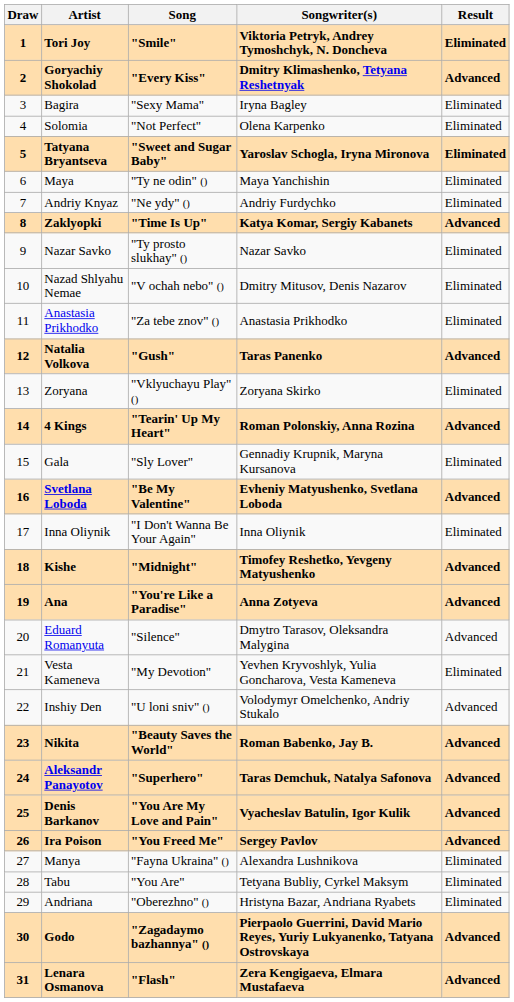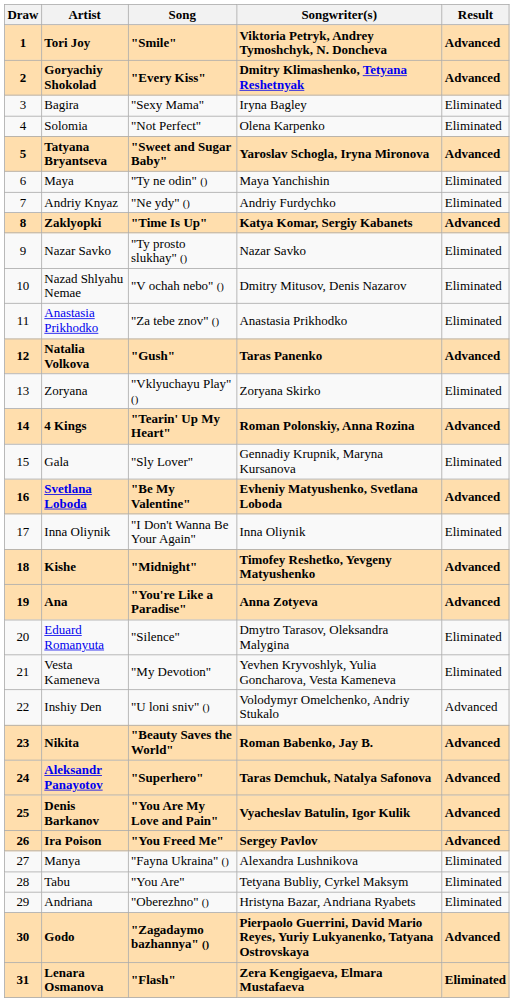(475, 42) Eliminated -> (473, 42) Advanced
(475, 153) Eliminated -> (473, 153) Advanced
(471, 637) Advanced -> (473, 637) Eliminated
(473, 979) Advanced -> (475, 979) Eliminated
